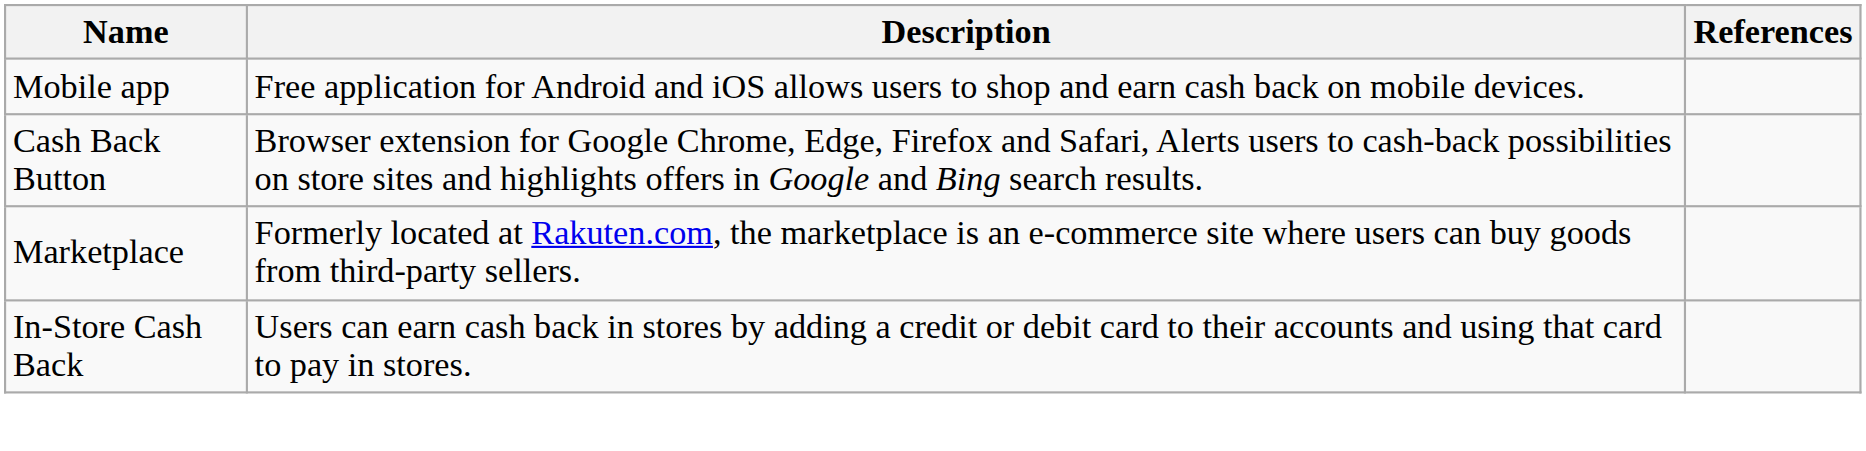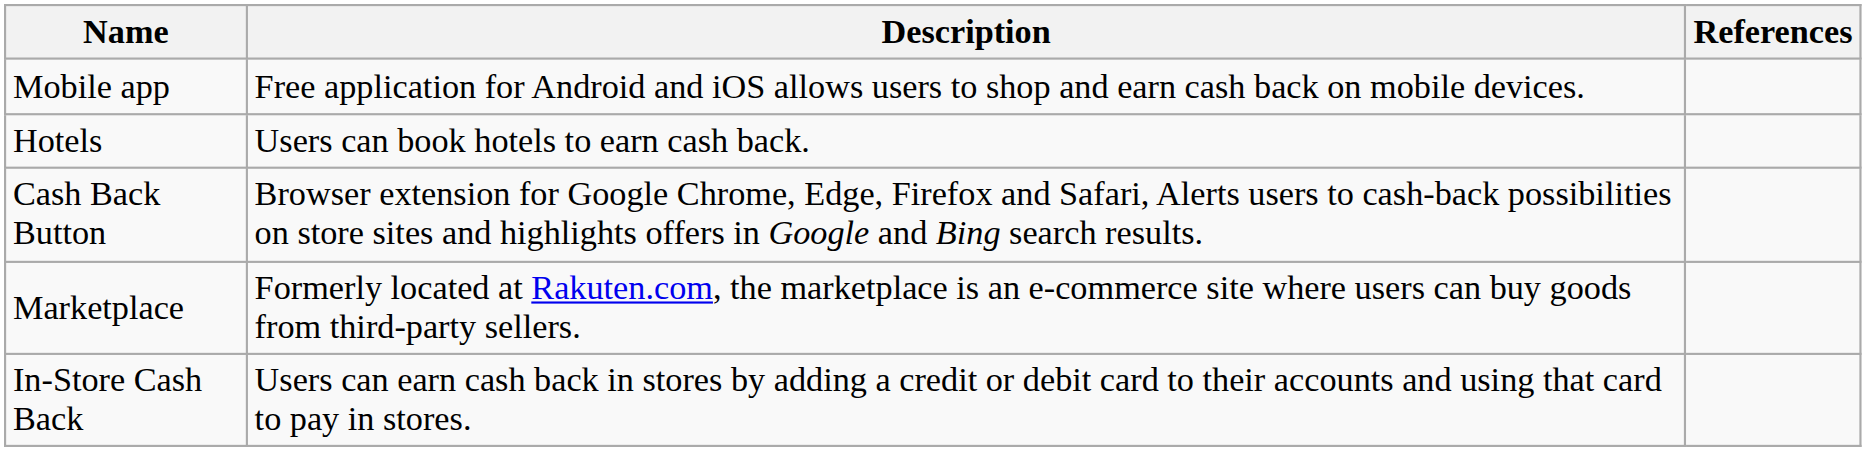+ row: (58, 140)
